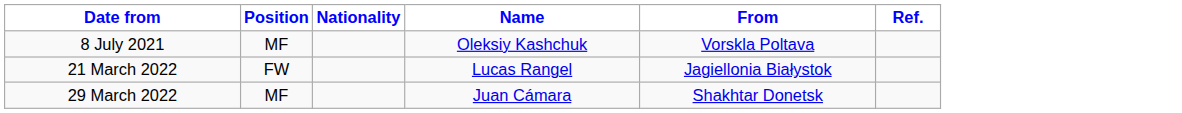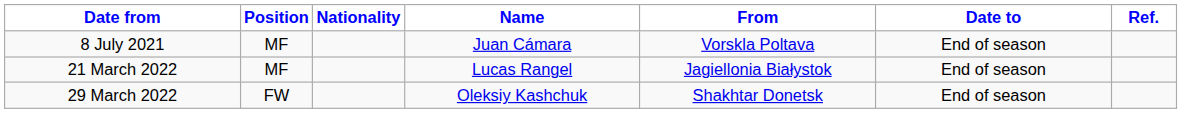+ column: (993, 18)
(522, 44) Oleksiy Kashchuk -> (522, 44) Juan Cámara
(276, 70) FW -> (276, 70) MF
(276, 96) MF -> (276, 96) FW
(522, 96) Juan Cámara -> (522, 96) Oleksiy Kashchuk
